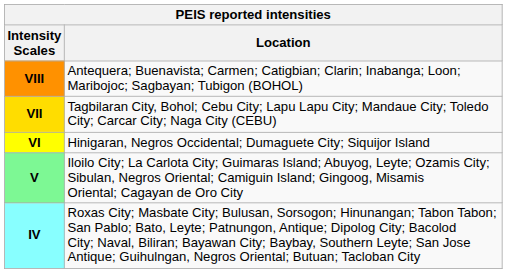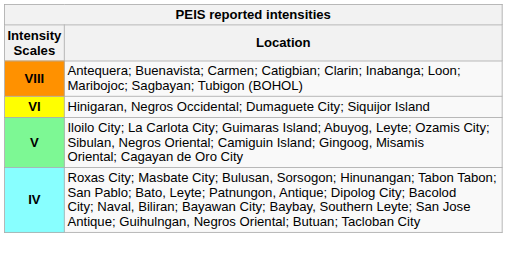- row: (34, 114)
